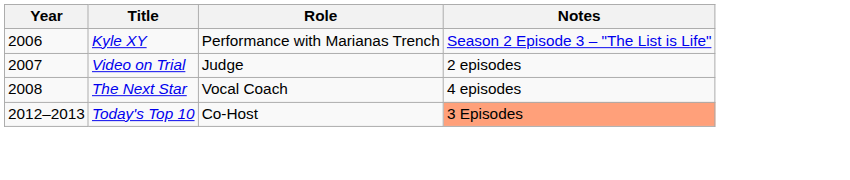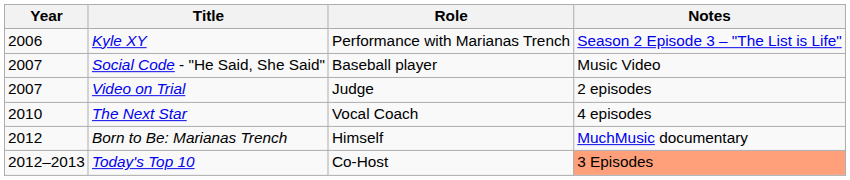+ row: (208, 65)
(25, 89) 2008 -> (25, 114) 2010
+ row: (190, 138)
